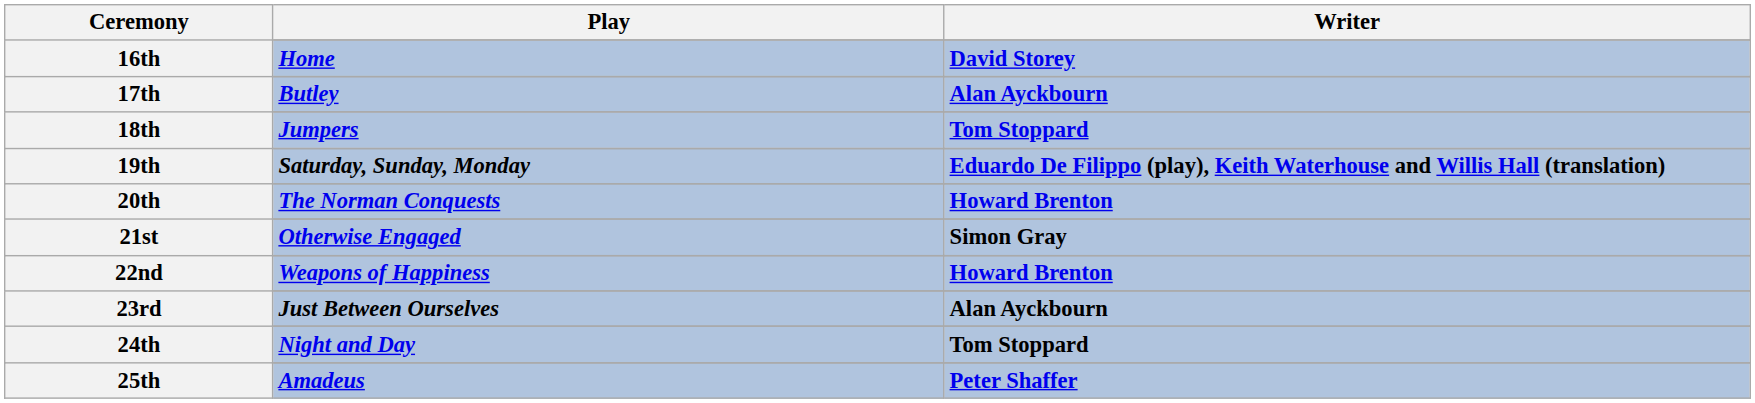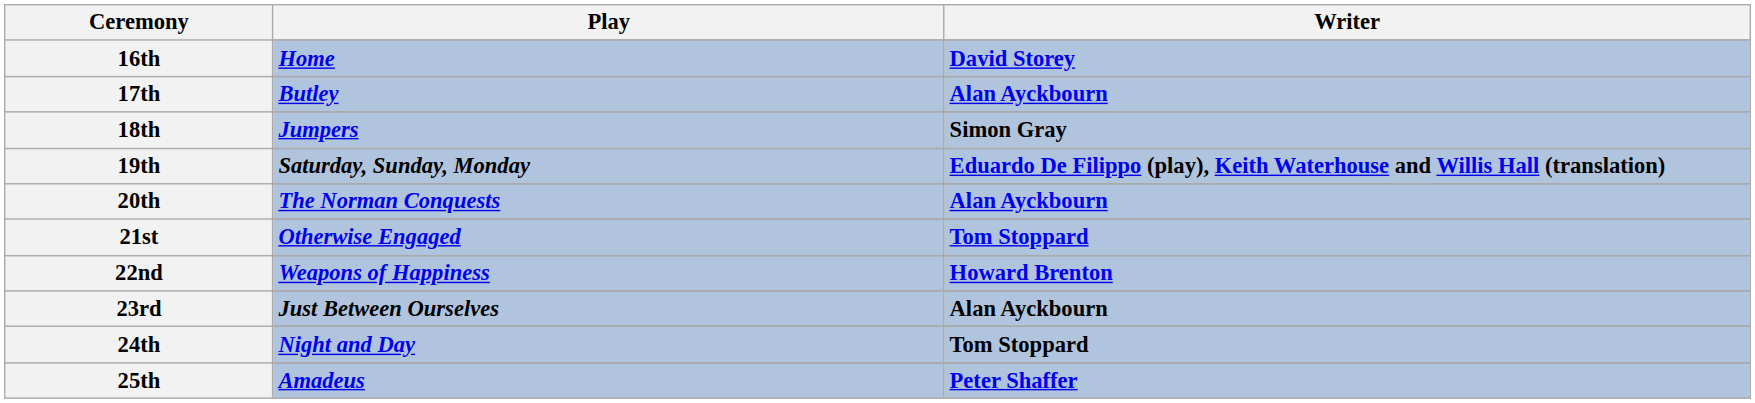(1019, 129) Tom Stoppard -> (1008, 129) Simon Gray
(1031, 201) Howard Brenton -> (1029, 201) Alan Ayckbourn
(1008, 237) Simon Gray -> (1019, 237) Tom Stoppard
